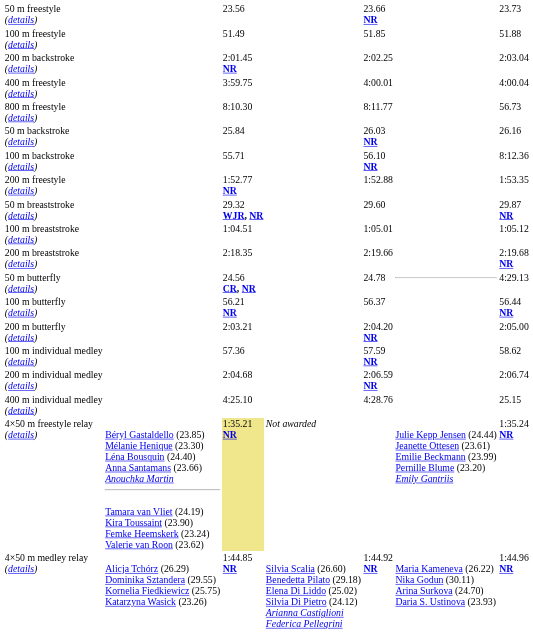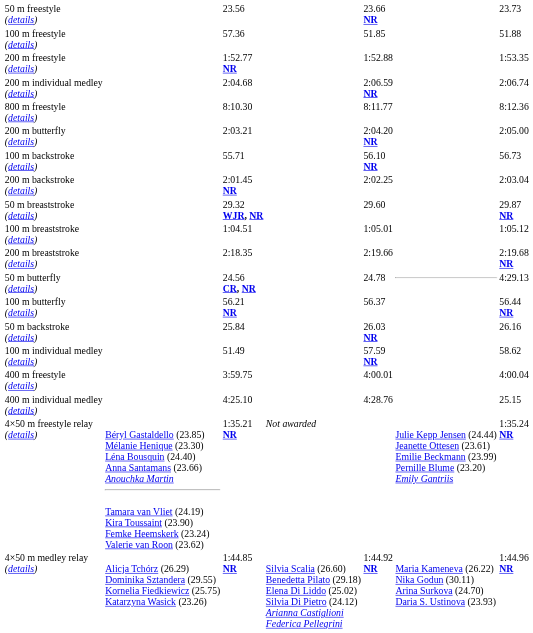(234, 33) 51.49 -> (234, 33) 57.36
rows swapped: (35, 185) <-> (40, 63)
rows swapped: (35, 88) <-> (54, 381)
(510, 107) 56.73 -> (514, 107) 8:12.36
rows swapped: (37, 137) <-> (35, 332)
(514, 155) 8:12.36 -> (510, 155) 56.73
(234, 351) 57.36 -> (234, 351) 51.49
(238, 429) khaki background -> (238, 429) no background
